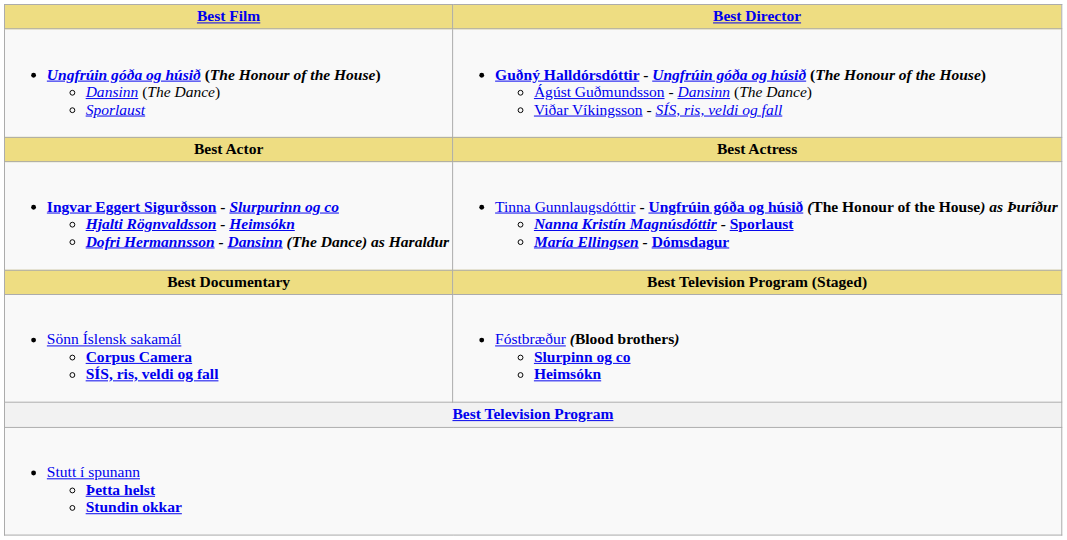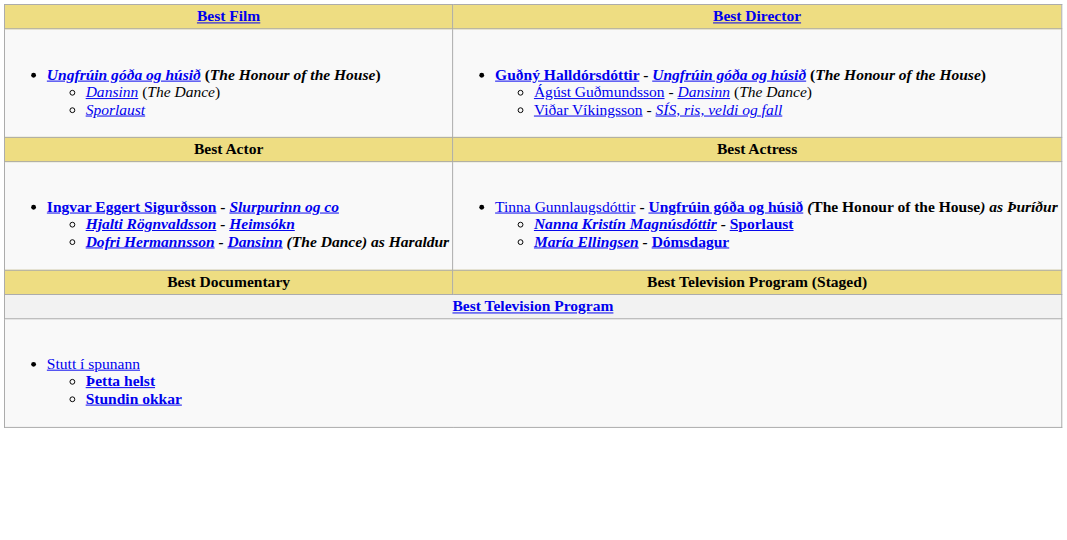- row: (229, 357)
